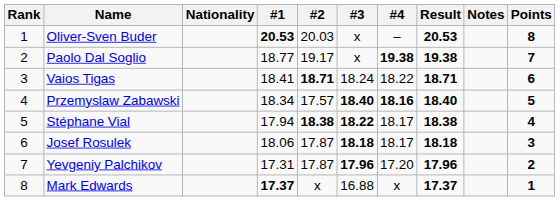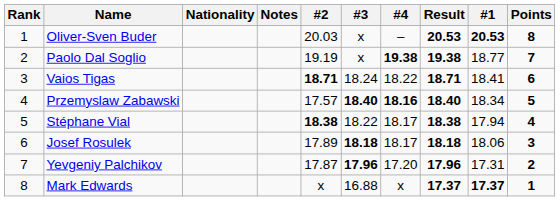columns swapped: (277, 15) <-> (486, 15)
(317, 57) 19.17 -> (321, 57) 19.19
(357, 121) bold -> (361, 121) normal
(317, 143) 17.87 -> (321, 143) 17.89
